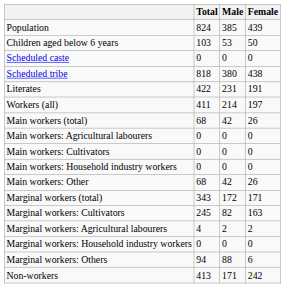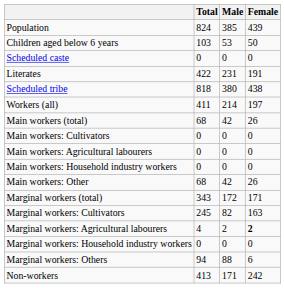rows swapped: (37, 74) <-> (24, 89)
rows swapped: (58, 151) <-> (79, 136)
(250, 228) normal -> (250, 228) bold
